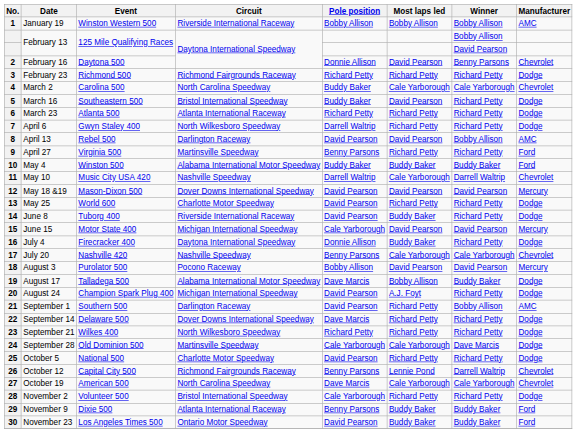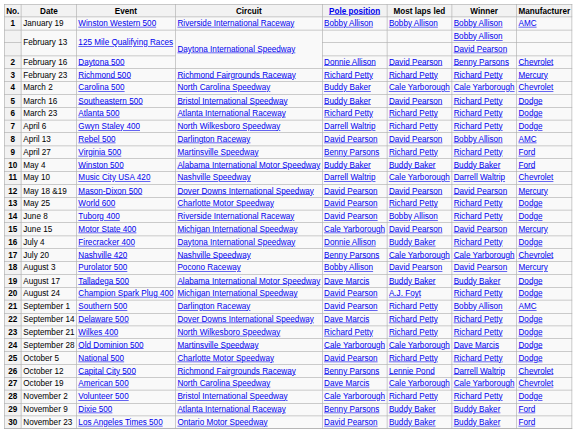(530, 75) Dodge -> (533, 75) Mercury
(412, 216) Buddy Baker -> (413, 216) Bobby Allison
(413, 280) Bobby Allison -> (412, 280) Buddy Baker
